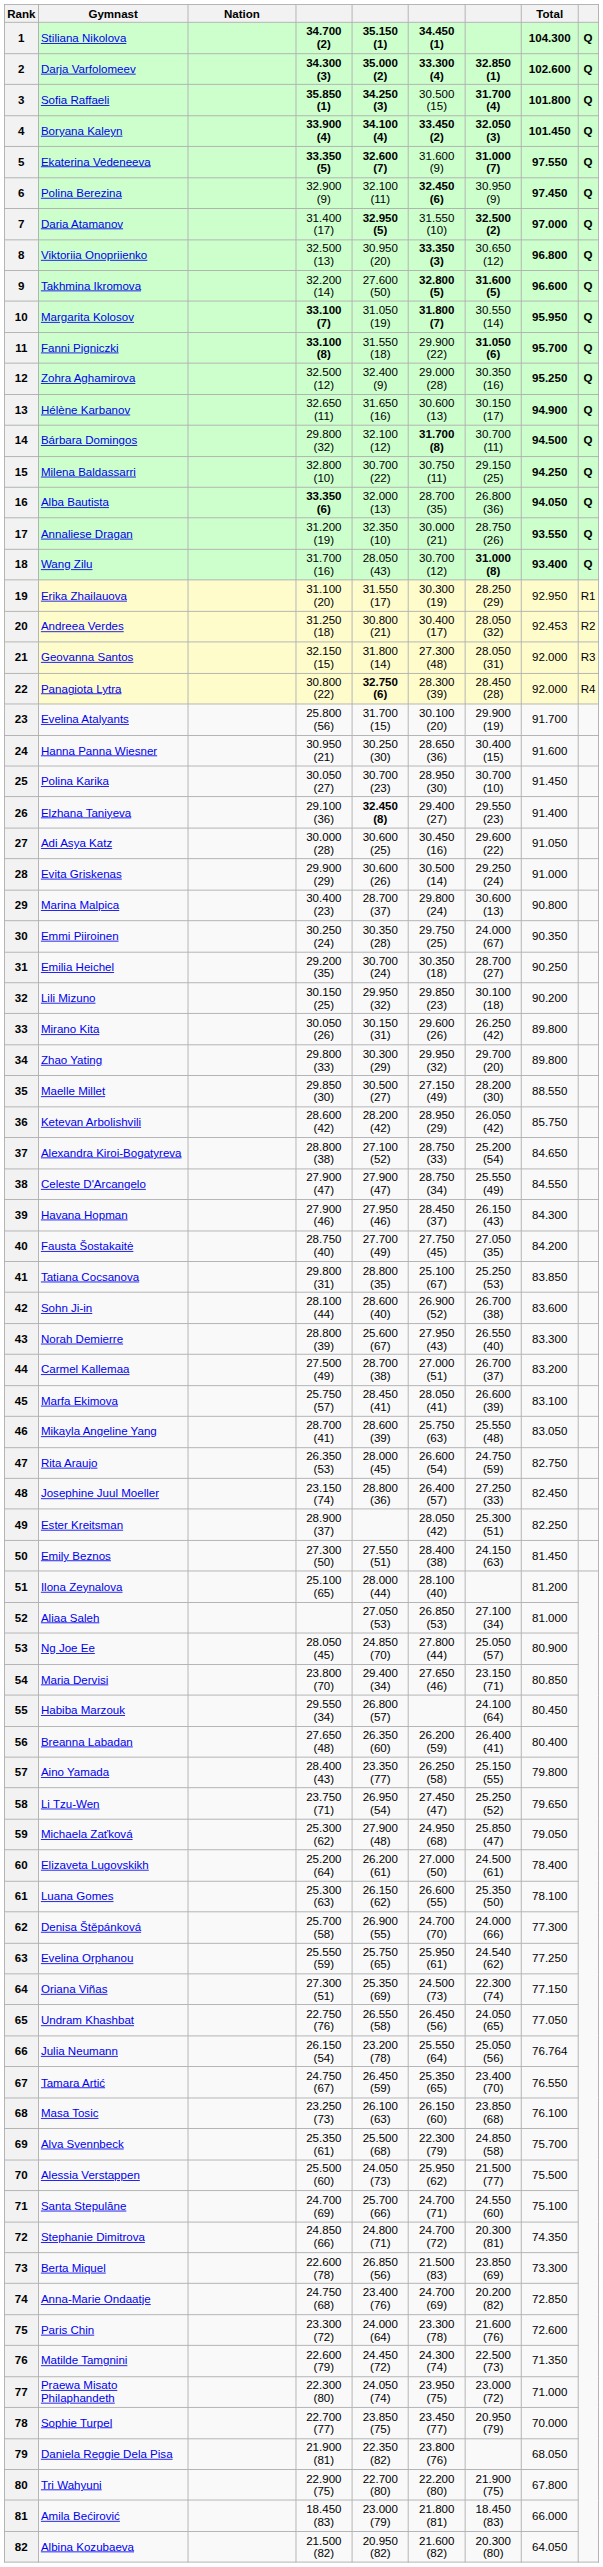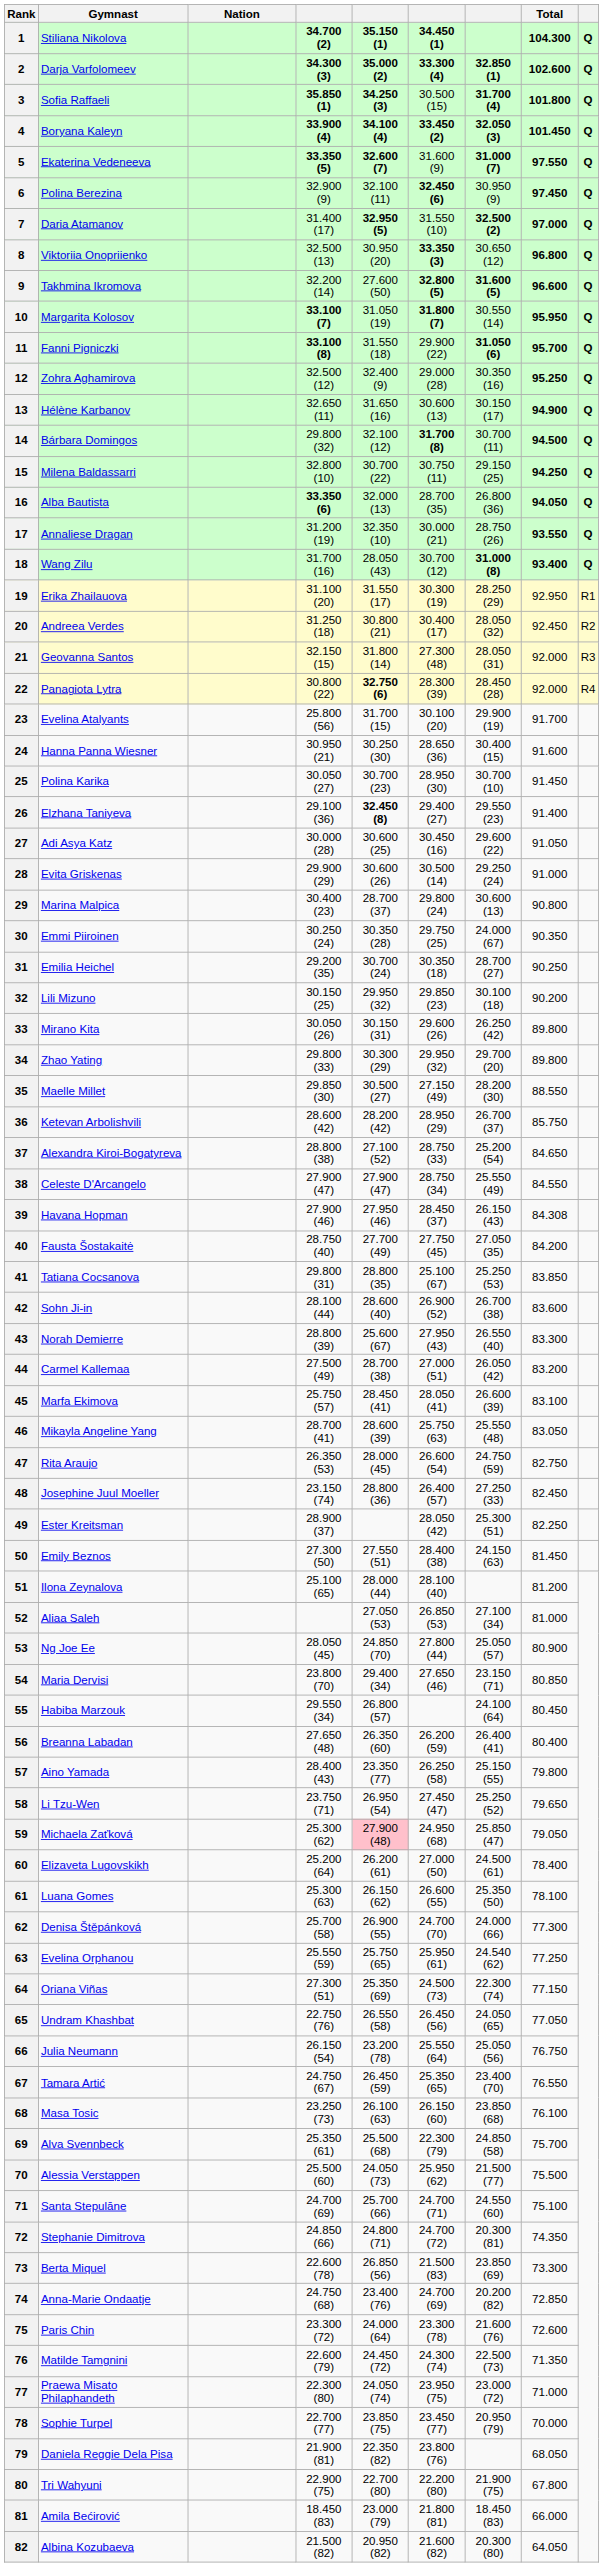(550, 626) 92.453 -> (550, 626) 92.450
(493, 1122) 26.050 (42) -> (493, 1122) 26.700 (37)
(550, 1215) 84.300 -> (550, 1215) 84.308
(493, 1370) 26.700 (37) -> (493, 1370) 26.050 (42)
(380, 1834) no background -> (380, 1834) pink background
(550, 2051) 76.764 -> (550, 2051) 76.750
